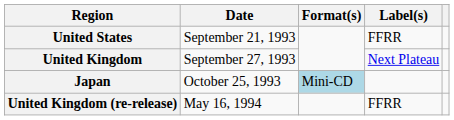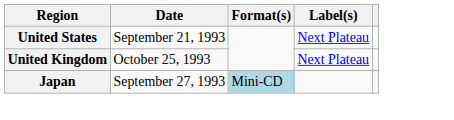(385, 37) FFRR -> (333, 37) Next Plateau
(240, 59) September 27, 1993 -> (162, 59) October 25, 1993
(232, 81) October 25, 1993 -> (169, 81) September 27, 1993
- row: (92, 103)
